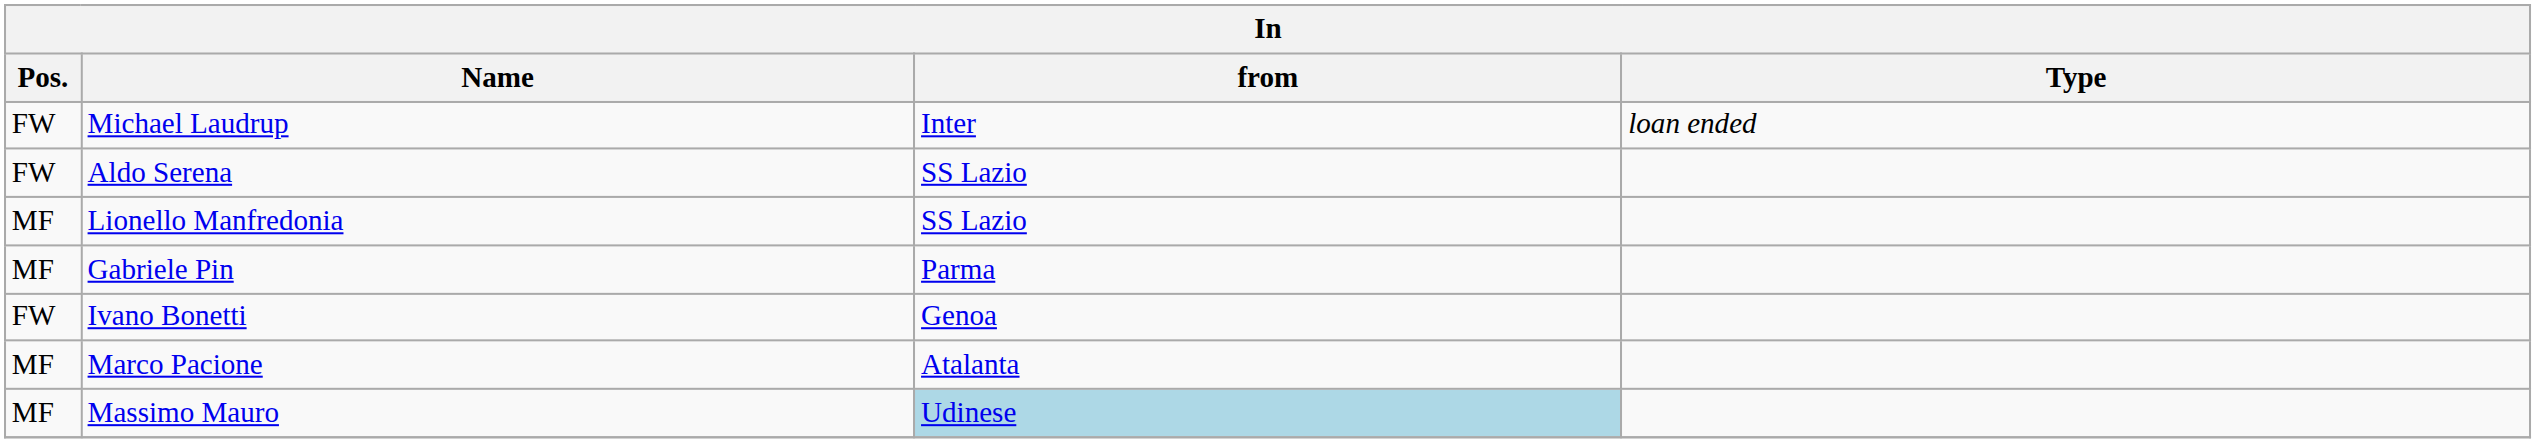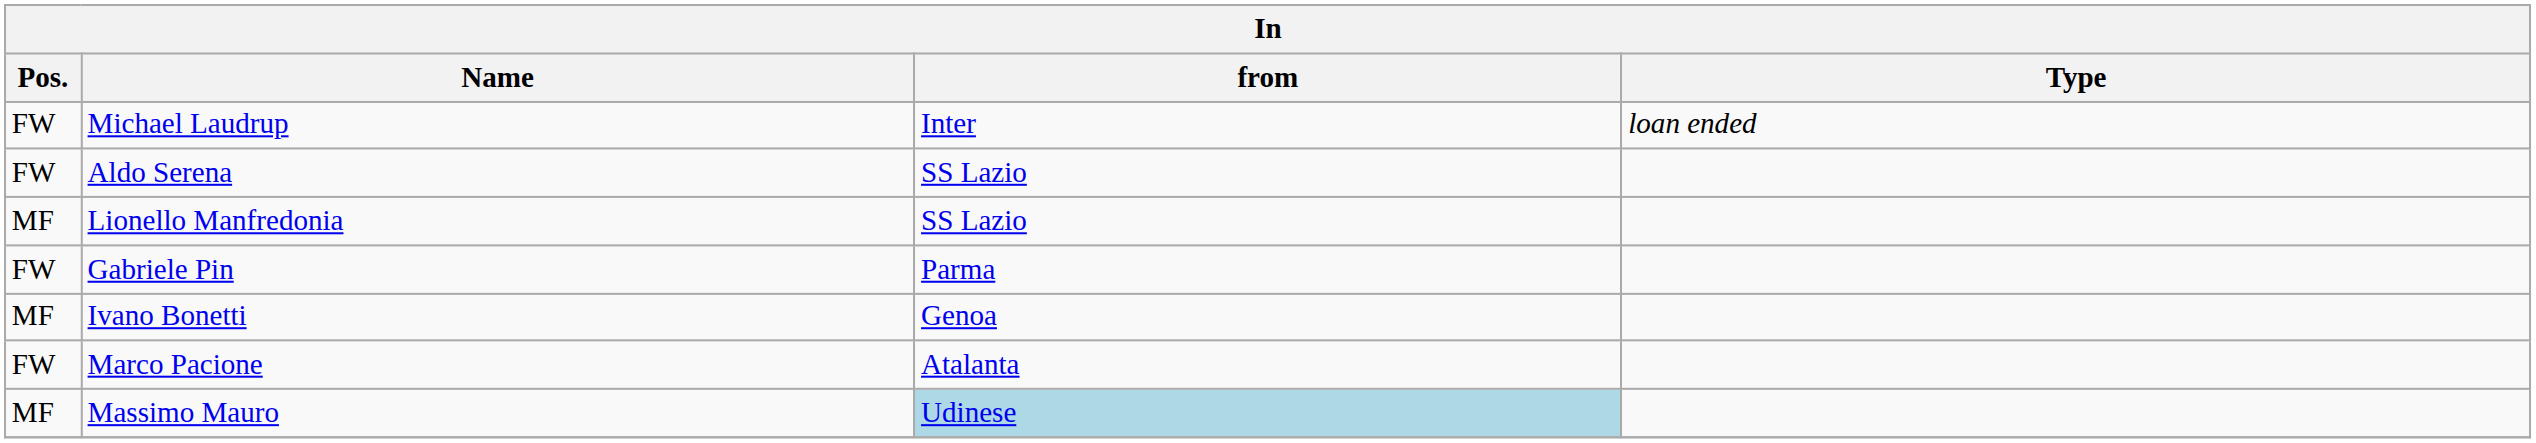(33, 268) MF -> (34, 268) FW
(34, 316) FW -> (33, 316) MF
(33, 364) MF -> (34, 364) FW
